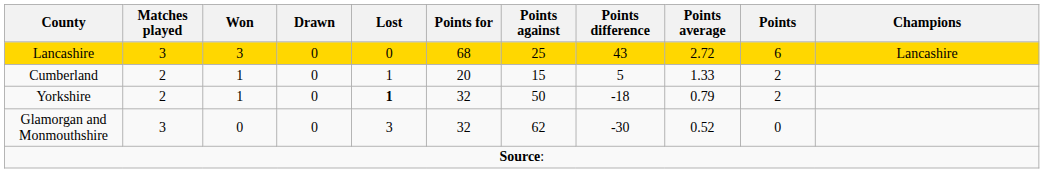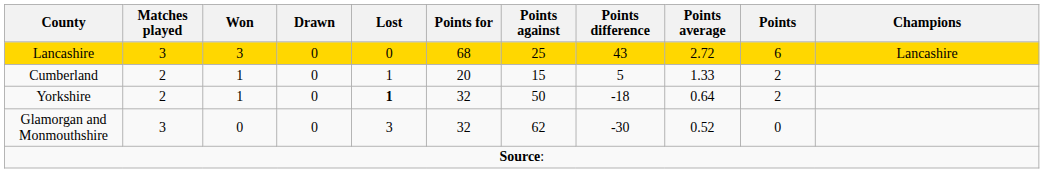(702, 97) 0.79 -> (702, 97) 0.64
